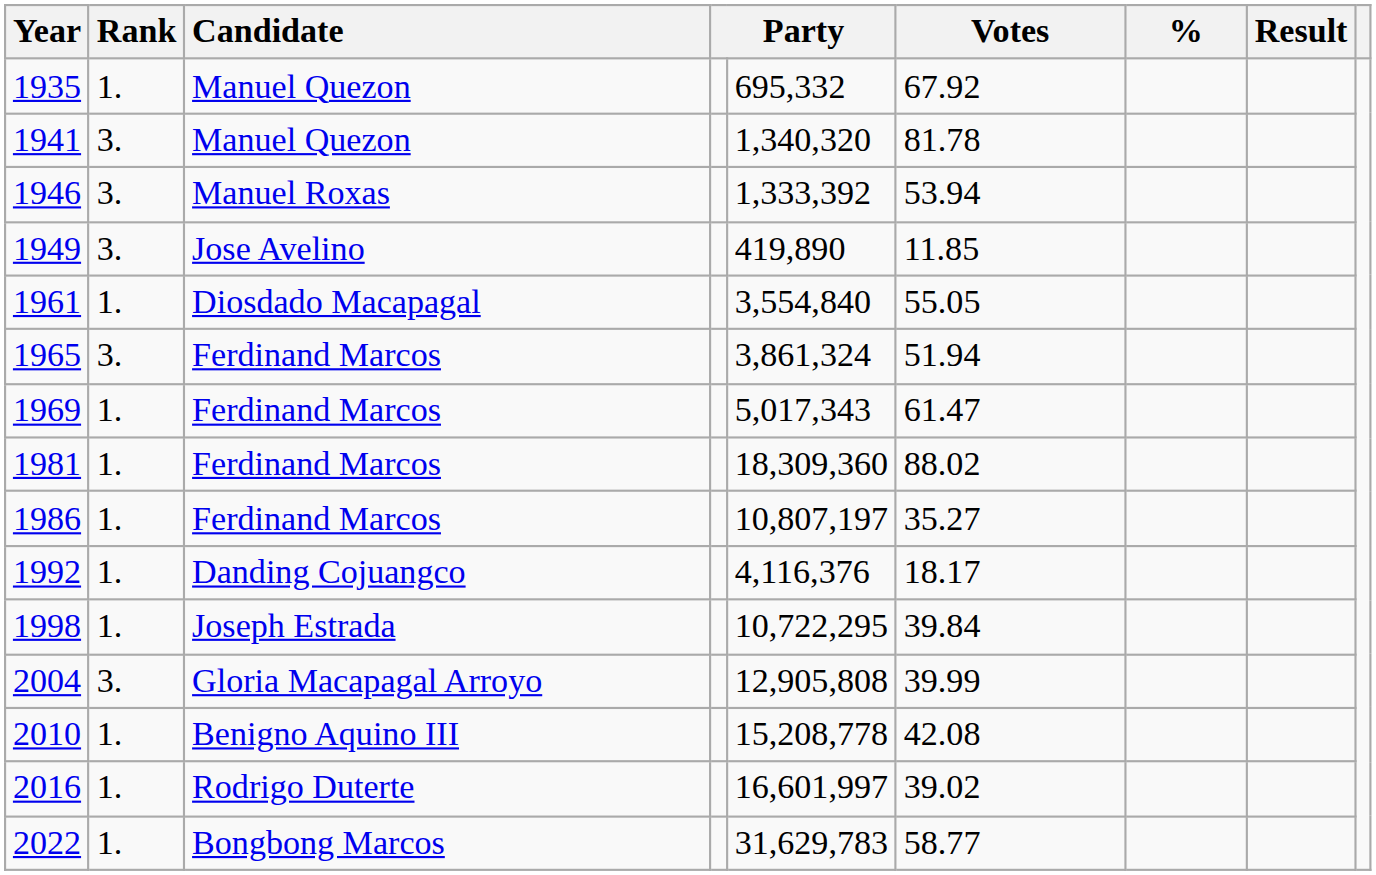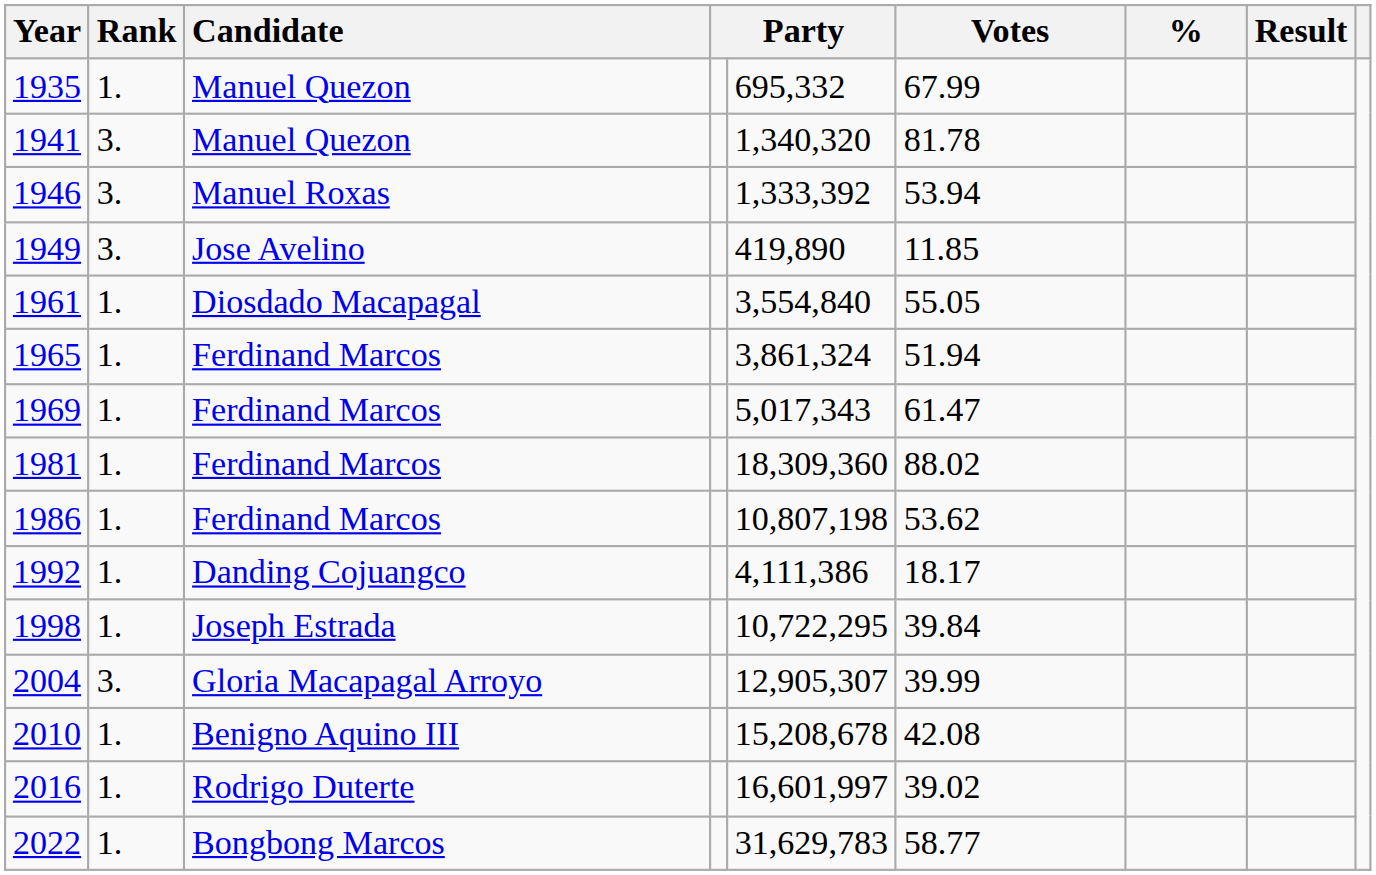(942, 85) 67.92 -> (942, 85) 67.99
(110, 355) 3. -> (110, 355) 1.
(811, 517) 10,807,197 -> (811, 517) 10,807,198
(942, 517) 35.27 -> (942, 517) 53.62
(802, 572) 4,116,376 -> (802, 572) 4,111,386
(811, 680) 12,905,808 -> (811, 680) 12,905,307
(811, 734) 15,208,778 -> (811, 734) 15,208,678
